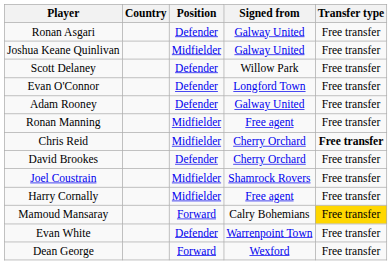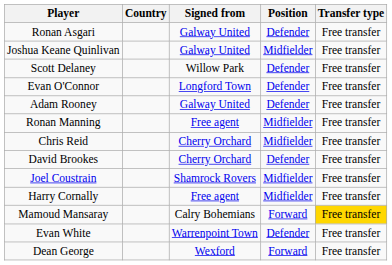columns swapped: (196, 13) <-> (269, 13)
(351, 141) bold -> (351, 141) normal
